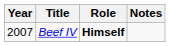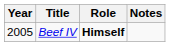(20, 32) 2007 -> (20, 32) 2005
